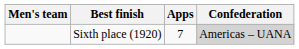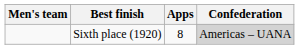(180, 34) 7 -> (180, 34) 8
